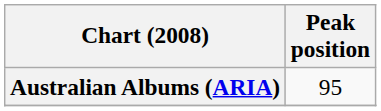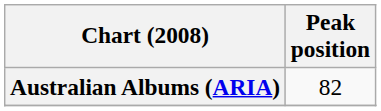(330, 86) 95 -> (330, 86) 82
